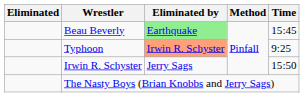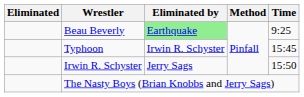(284, 30) 15:45 -> (281, 30) 9:25
(186, 48) lightsalmon background -> (186, 48) no background
(281, 48) 9:25 -> (284, 48) 15:45
